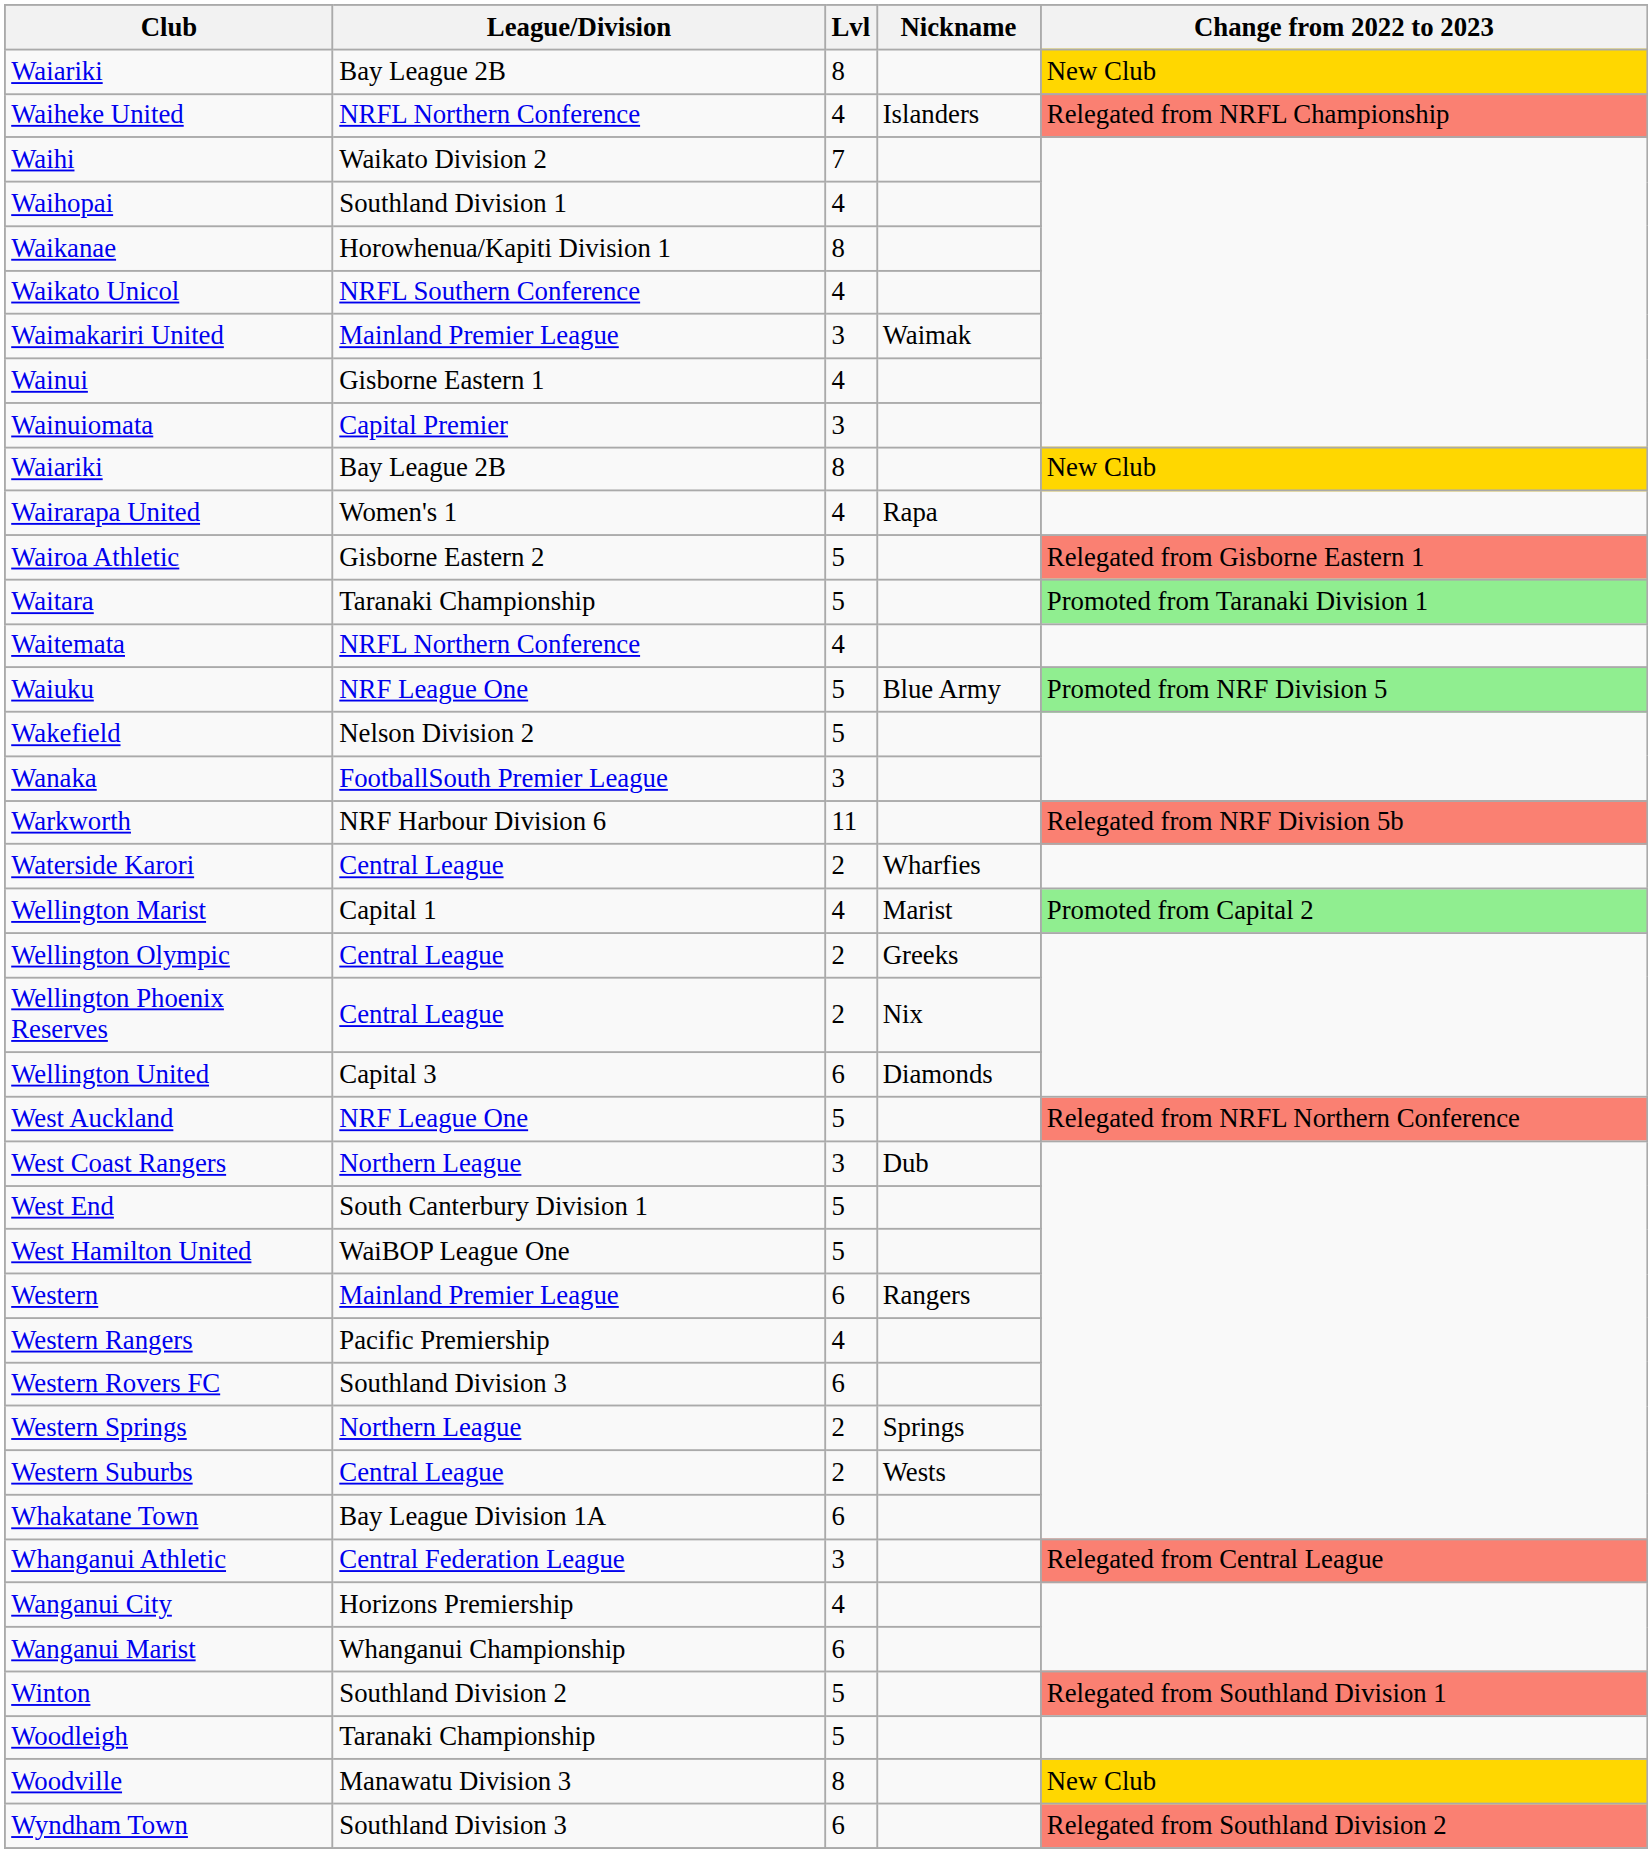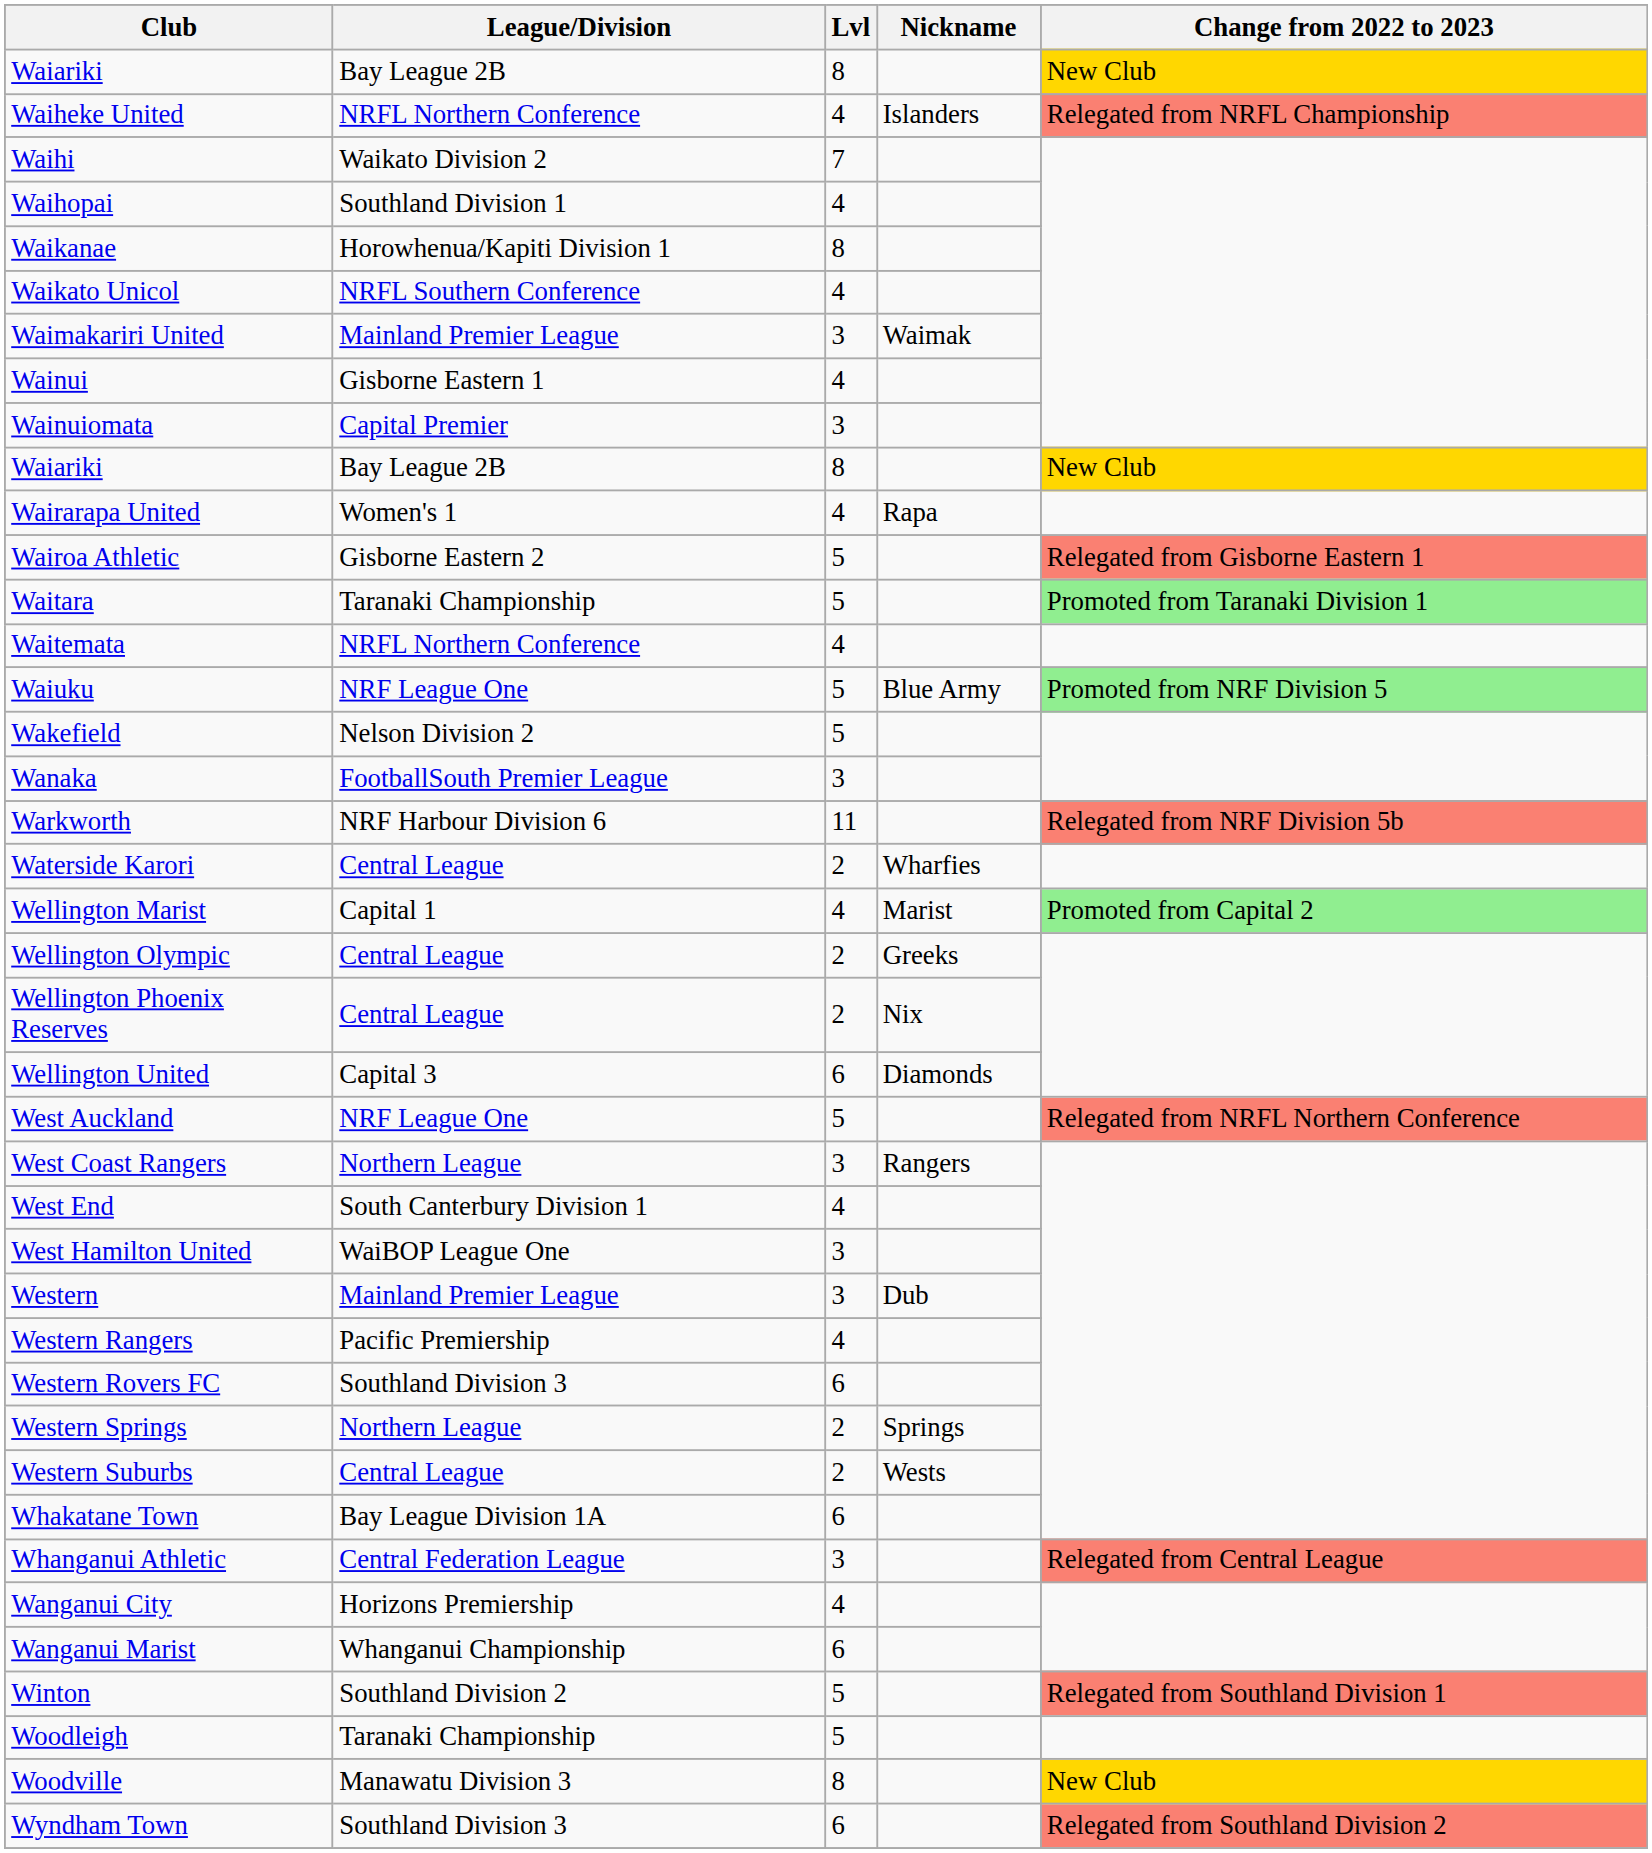(906, 1162) Dub -> (927, 1162) Rangers
(838, 1207) 5 -> (838, 1207) 4
(838, 1251) 5 -> (838, 1251) 3
(838, 1295) 6 -> (838, 1295) 3
(927, 1295) Rangers -> (906, 1295) Dub
